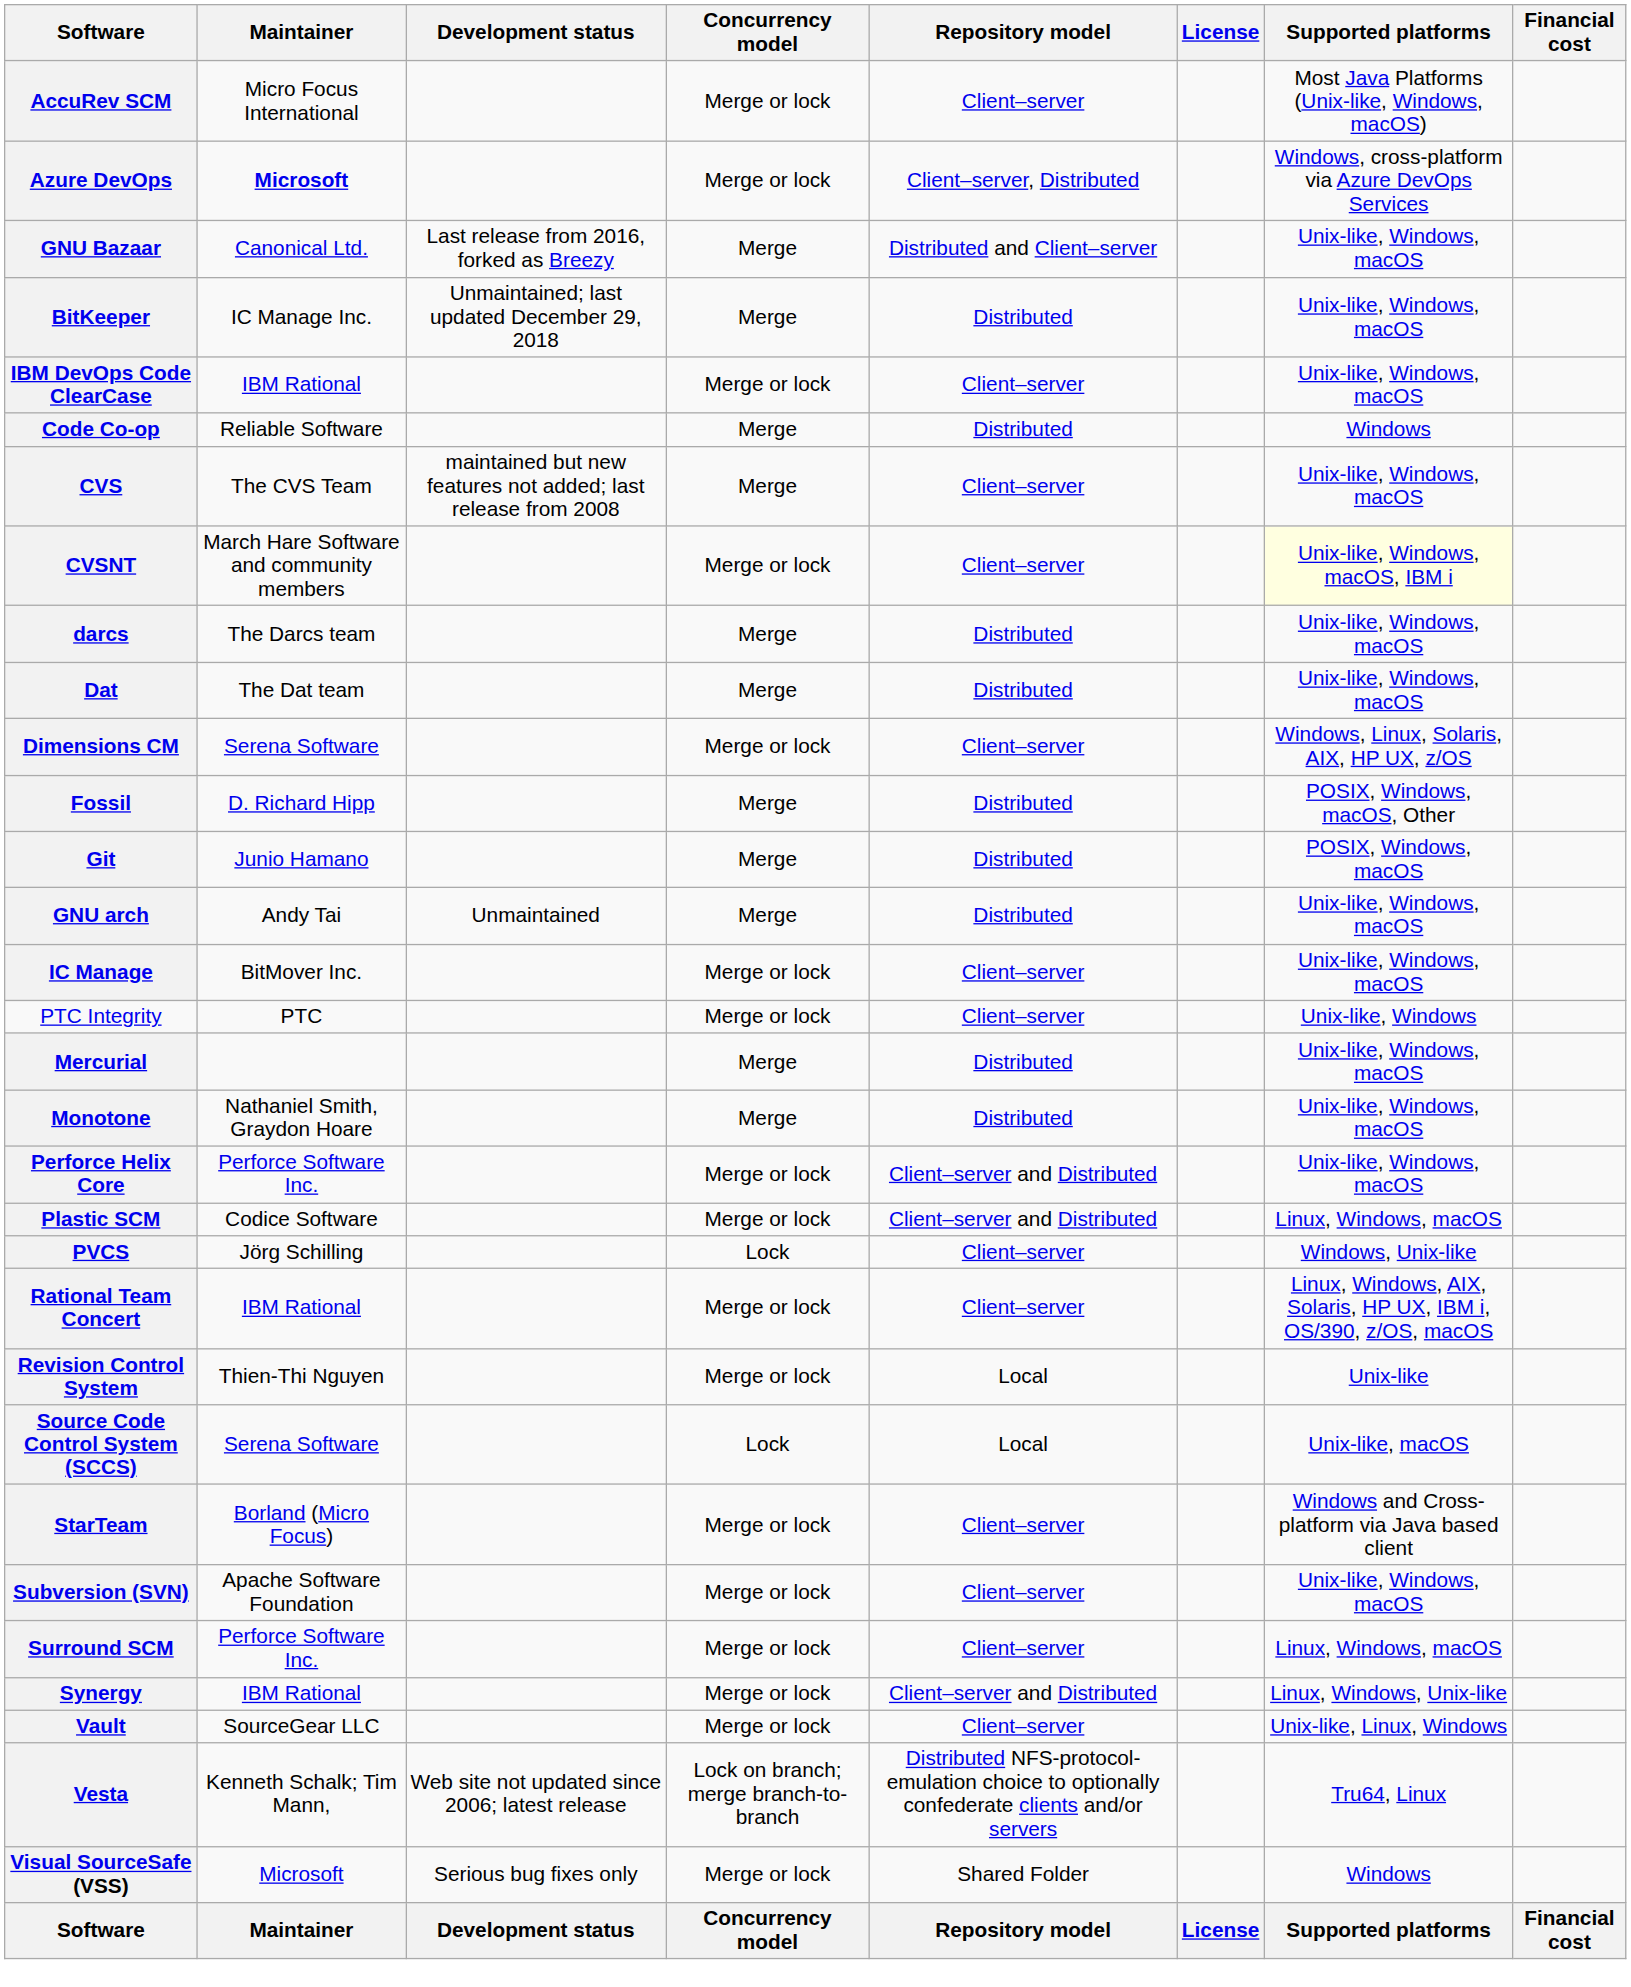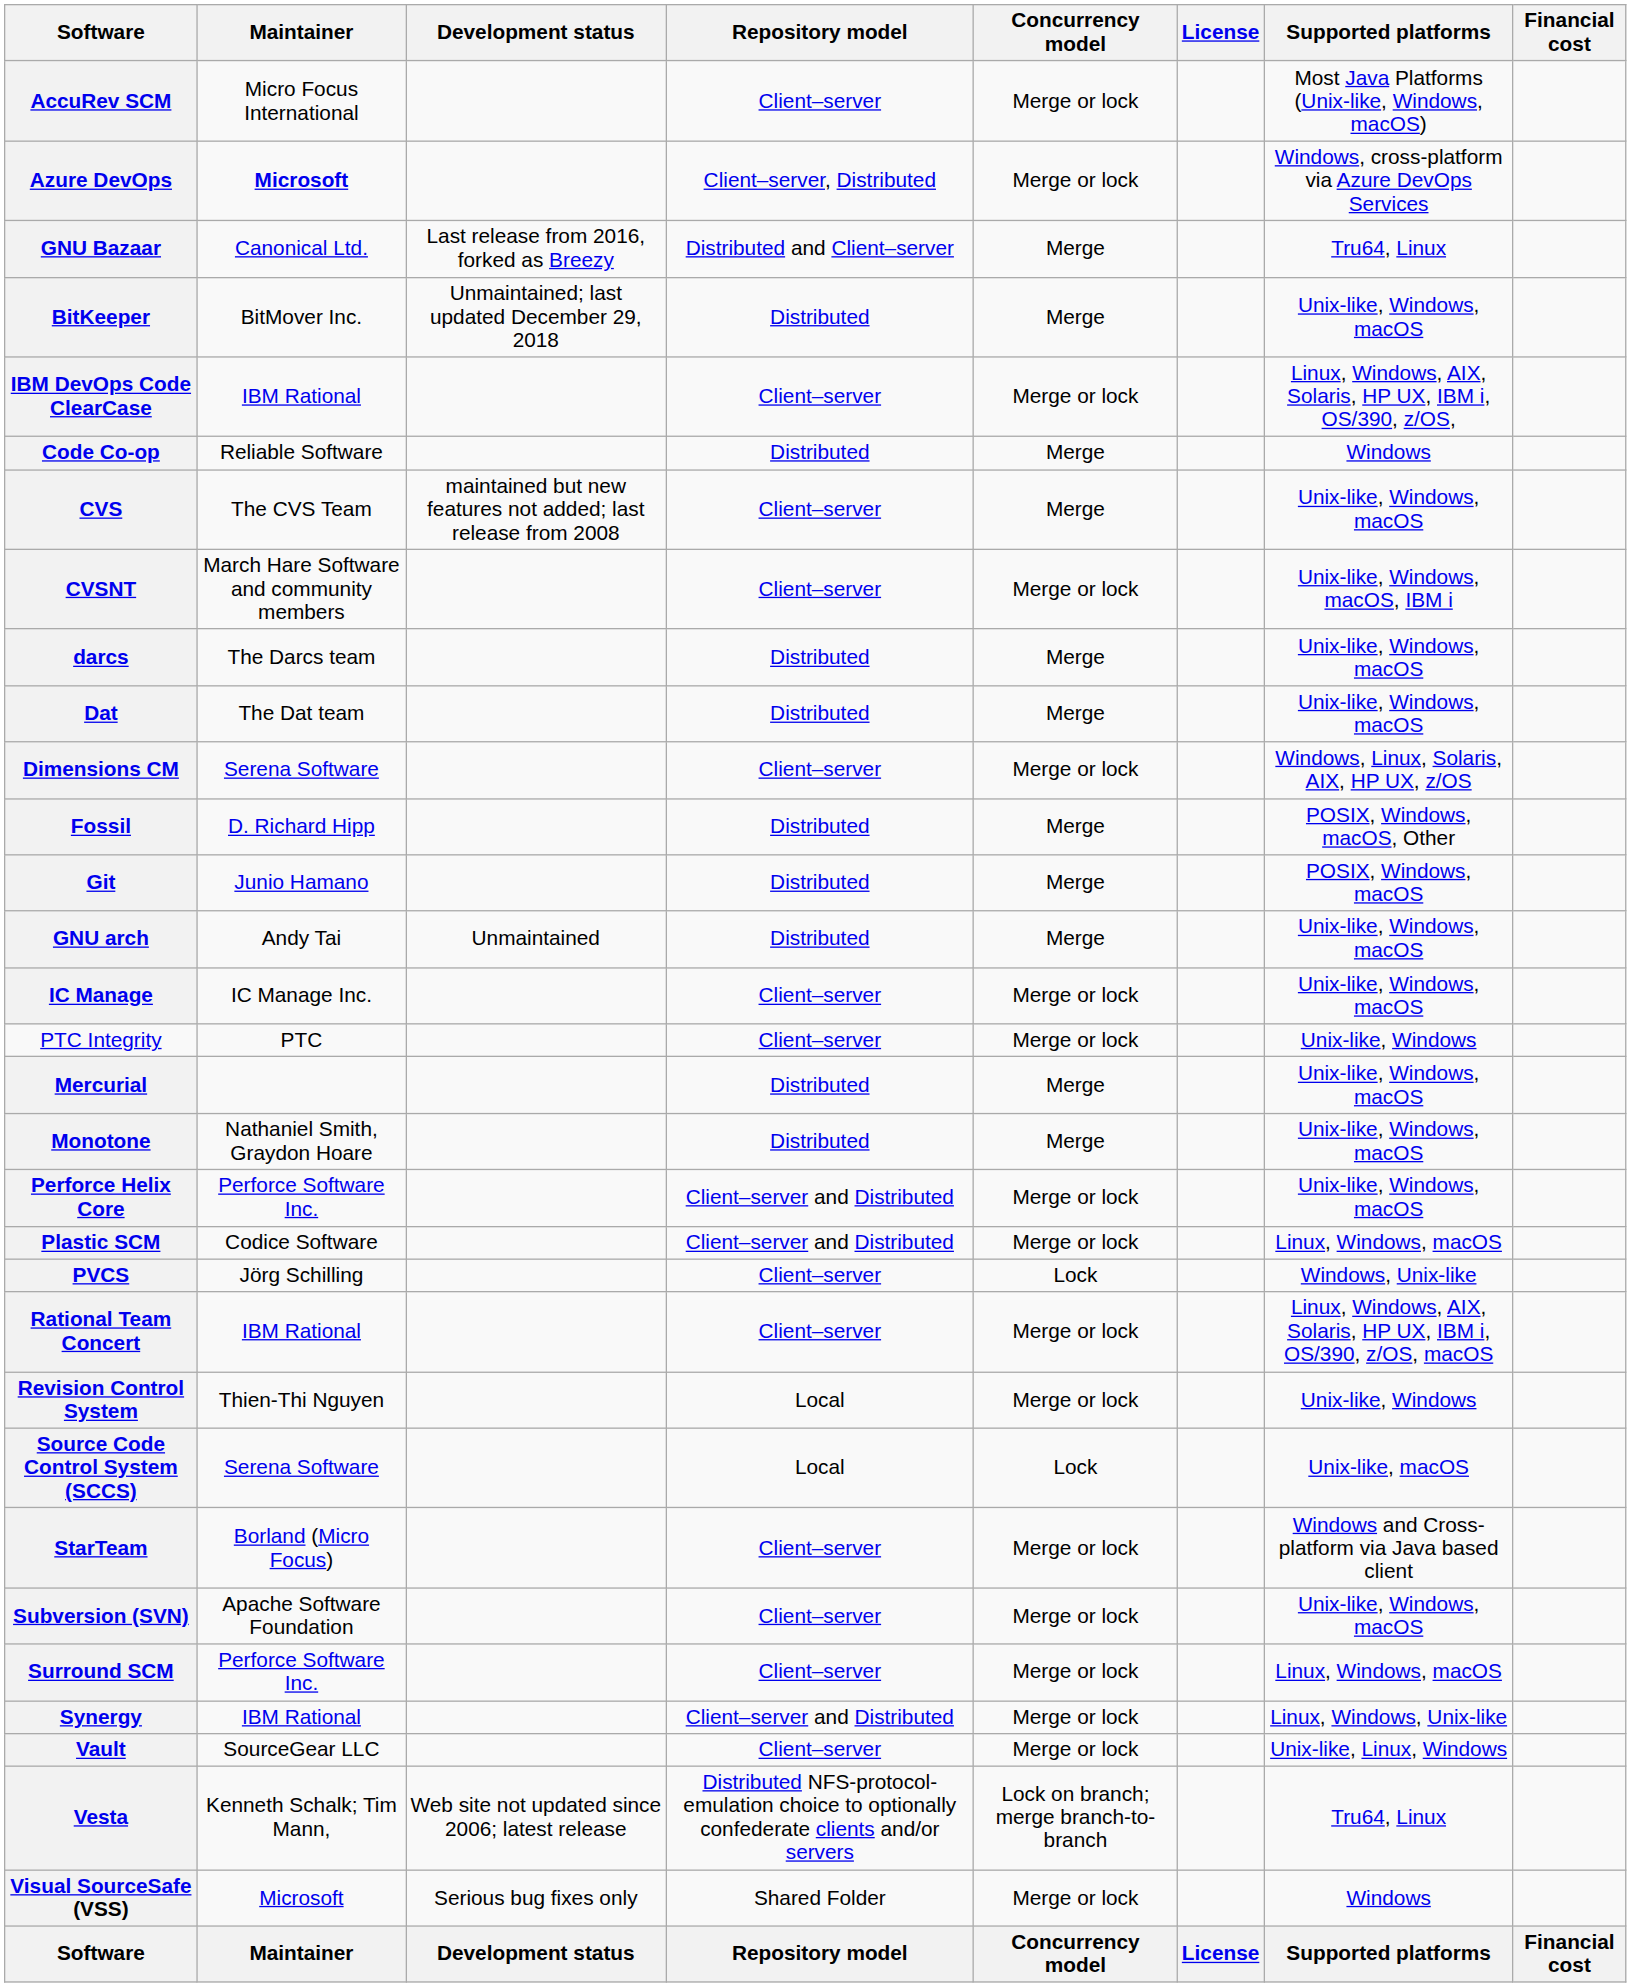columns swapped: (1023, 32) <-> (767, 32)
(1389, 248) Unix-like, Windows, macOS -> (1389, 248) Tru64, Linux
(301, 316) IC Manage Inc. -> (301, 316) BitMover Inc.
(1389, 384) Unix-like, Windows, macOS -> (1389, 396) Linux, Windows, AIX, Solaris, HP UX, IBM i, OS/390, z/OS,
(1389, 565) lightyellow background -> (1389, 589) no background
(301, 972) BitMover Inc. -> (301, 995) IC Manage Inc.
(1389, 1376) Unix-like -> (1389, 1399) Unix-like, Windows
